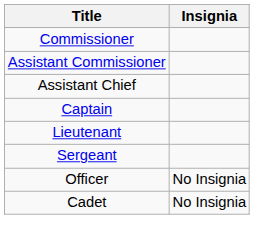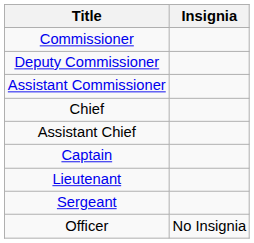+ row: (87, 62)
+ row: (87, 109)
- row: (87, 202)
